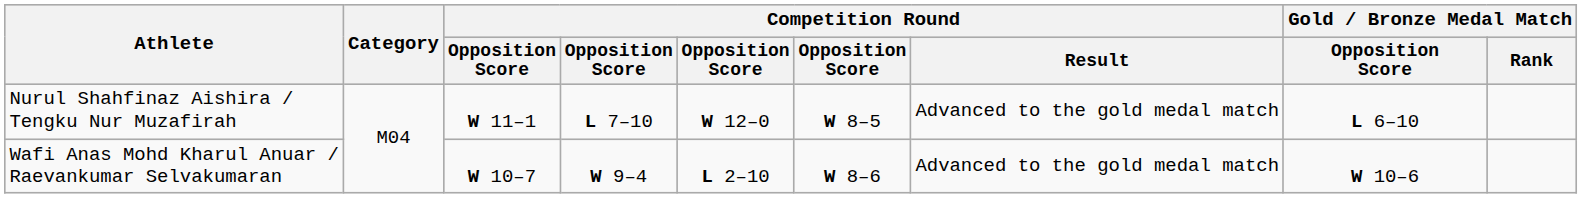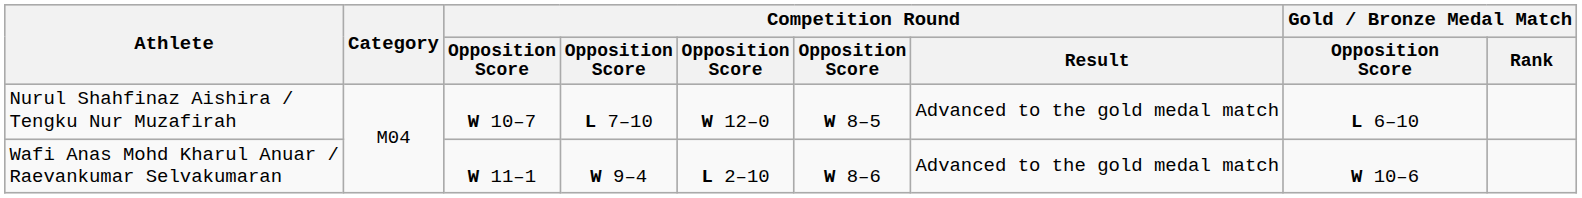(502, 123) W 11–1 -> (502, 123) W 10–7
(502, 177) W 10–7 -> (502, 177) W 11–1
